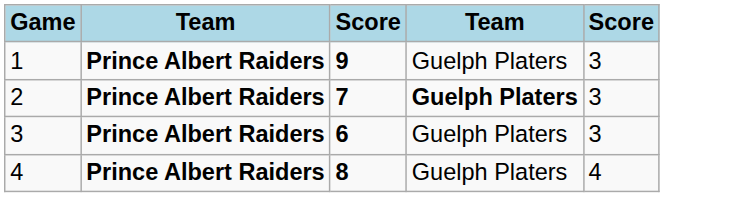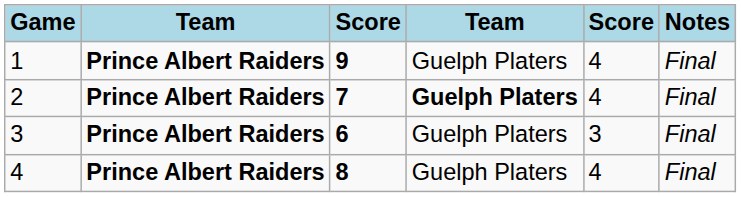+ column: (697, 23)
(595, 60) 3 -> (595, 60) 4
(595, 97) 3 -> (595, 97) 4
